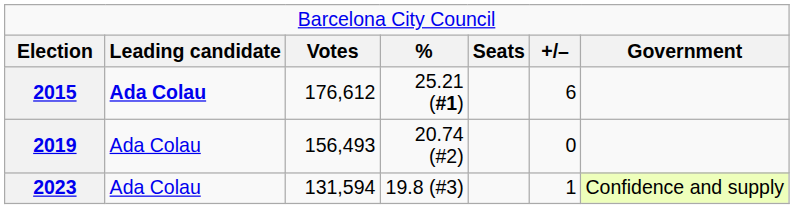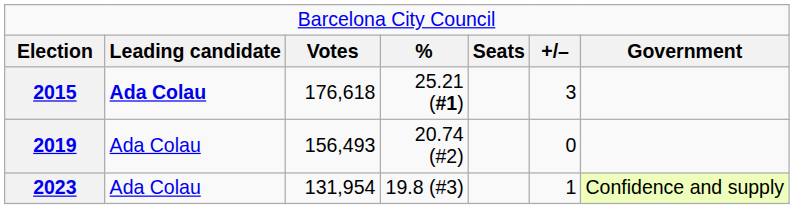(340, 92) 176,612 -> (340, 92) 176,618
(571, 92) 6 -> (571, 92) 3
(340, 187) 131,594 -> (340, 187) 131,954
